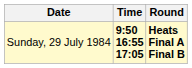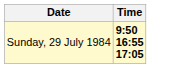- column: (167, 13)
